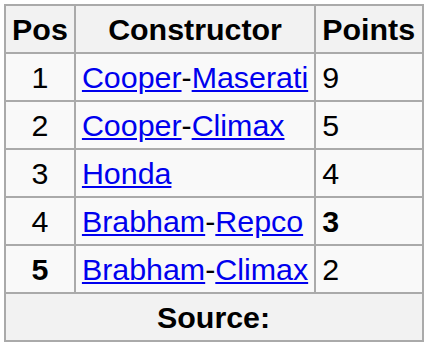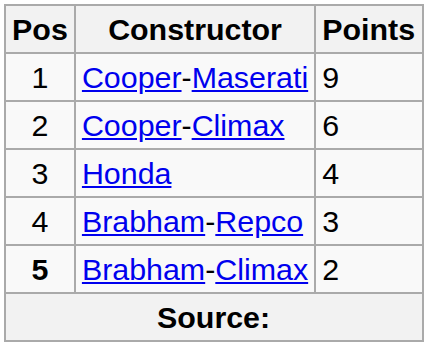(331, 126) 5 -> (331, 126) 6
(331, 222) bold -> (331, 222) normal
